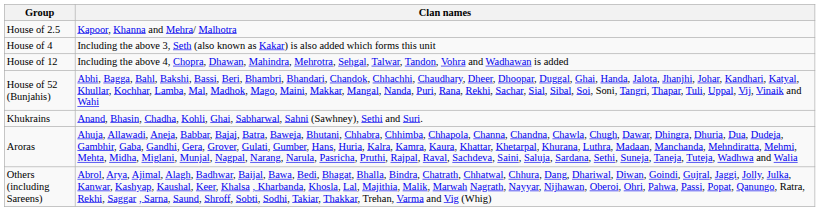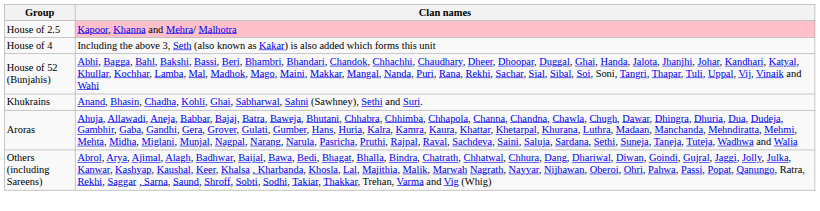(157, 29) no background -> (157, 29) pink background
- row: (32, 62)
